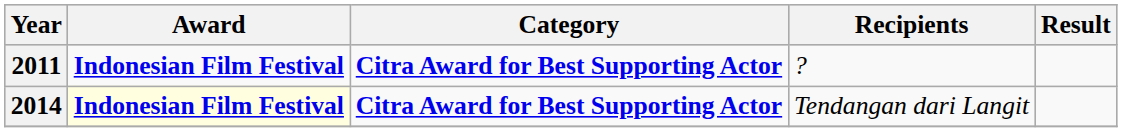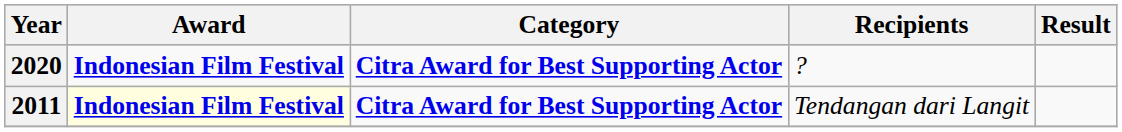(36, 65) 2011 -> (36, 65) 2020
(36, 106) 2014 -> (36, 106) 2011
